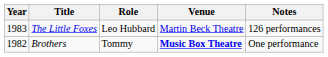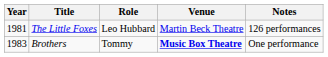(17, 28) 1983 -> (17, 28) 1981
(17, 44) 1982 -> (17, 44) 1983
